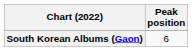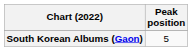(166, 38) 6 -> (166, 38) 5
